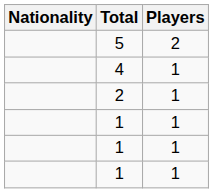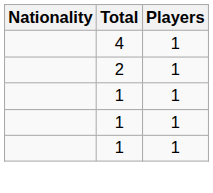- row: (119, 43)
